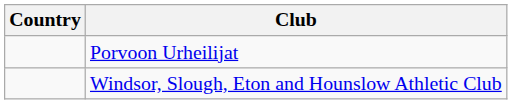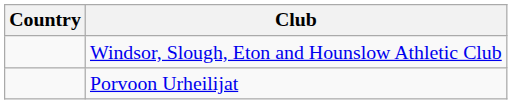rows swapped: (296, 83) <-> (164, 51)
